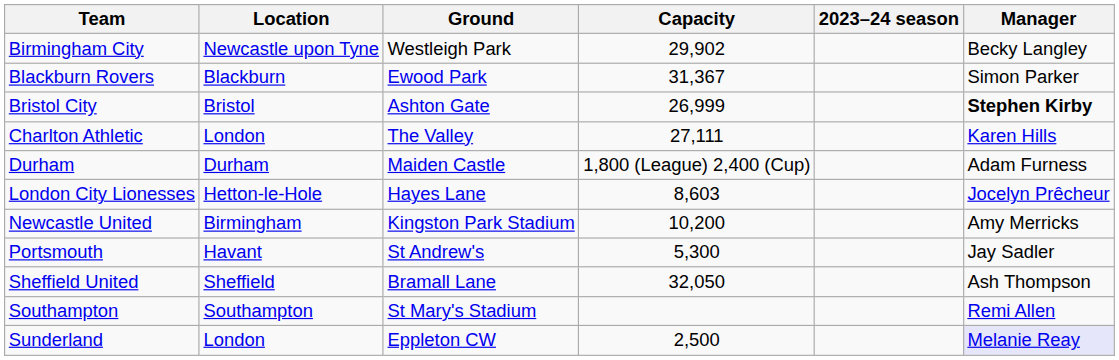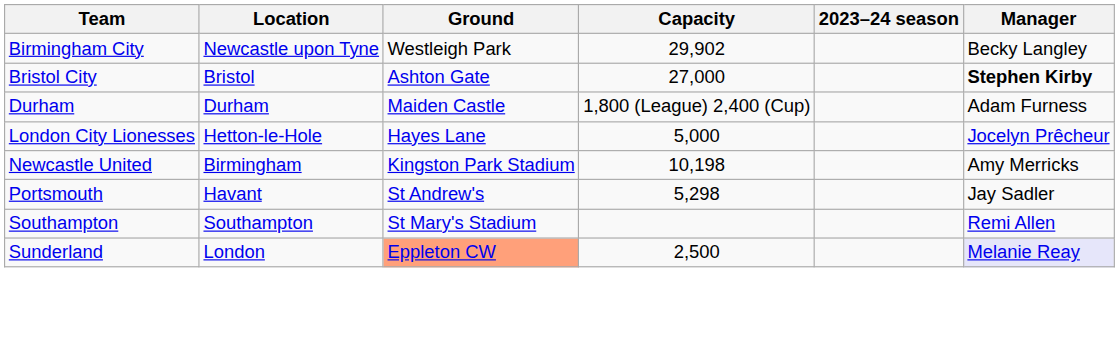- row: (81, 77)
(697, 106) 26,999 -> (697, 77) 27,000
- row: (76, 135)
(697, 194) 8,603 -> (697, 135) 5,000
(697, 223) 10,200 -> (697, 164) 10,198
(697, 252) 5,300 -> (697, 194) 5,298
- row: (74, 281)
(442, 340) no background -> (442, 252) lightsalmon background
